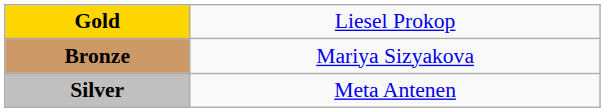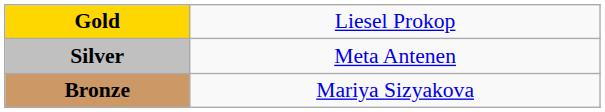rows swapped: (97, 90) <-> (97, 55)
